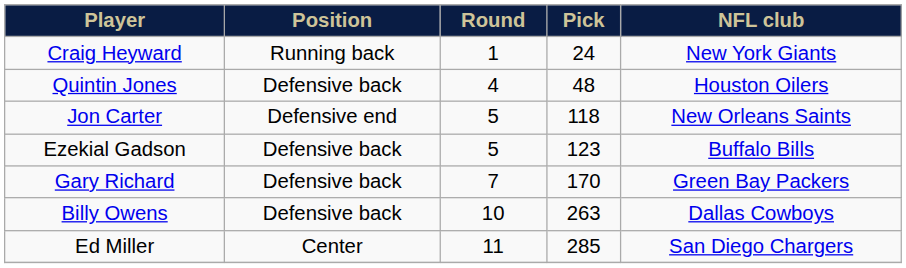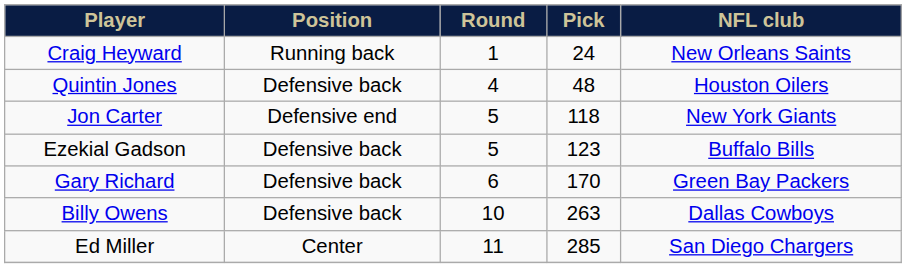(761, 52) New York Giants -> (761, 52) New Orleans Saints
(761, 117) New Orleans Saints -> (761, 117) New York Giants
(493, 181) 7 -> (493, 181) 6
